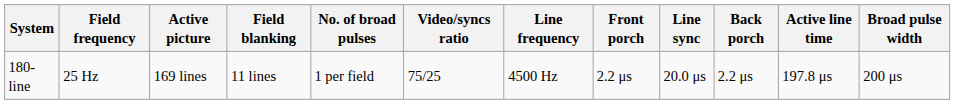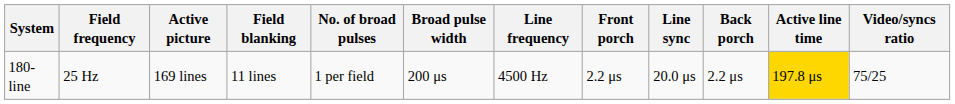columns swapped: (904, 29) <-> (454, 29)
(807, 76) no background -> (797, 76) gold background
